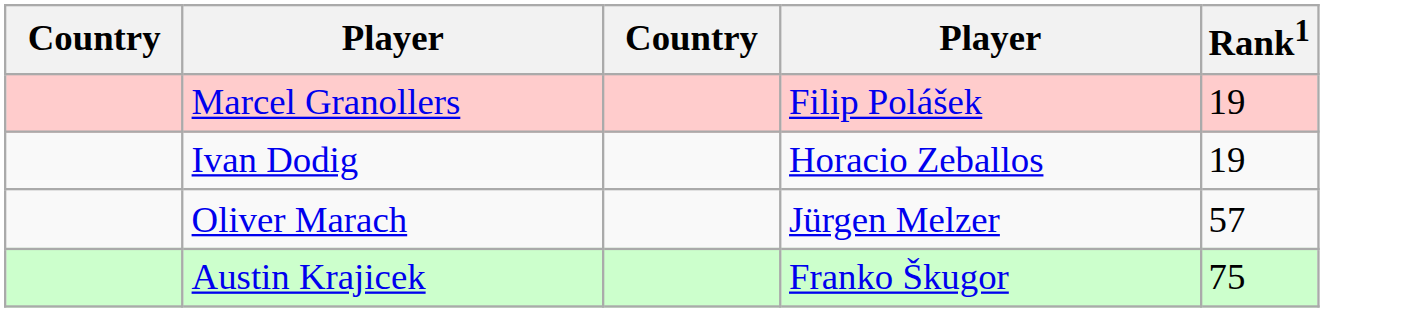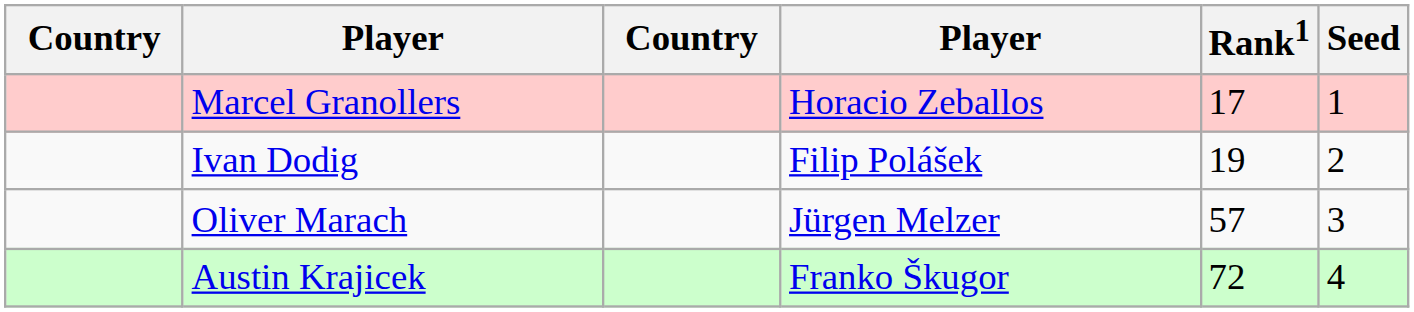+ column: (1364, 38)
(886, 101) Filip Polášek -> (916, 101) Horacio Zeballos
(1227, 101) 19 -> (1227, 101) 17
(916, 160) Horacio Zeballos -> (886, 160) Filip Polášek
(1227, 277) 75 -> (1227, 277) 72
